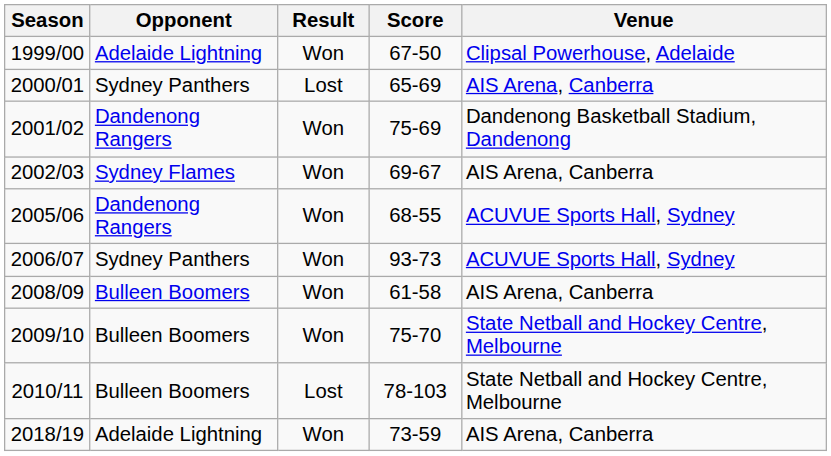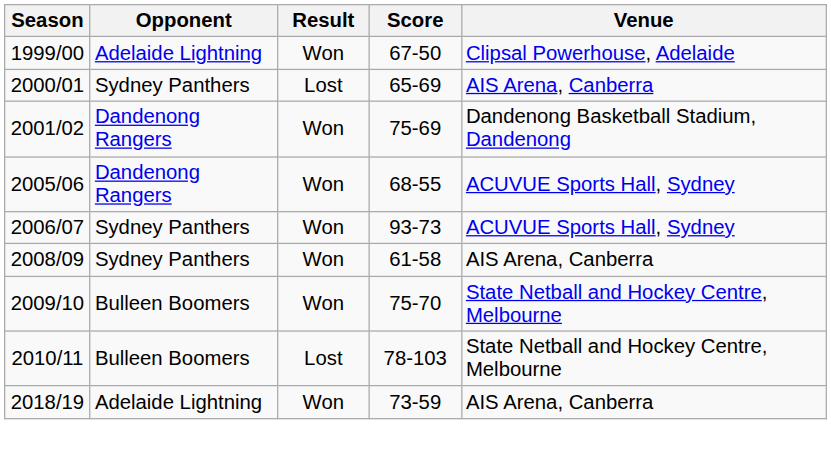- row: (47, 172)
(172, 291) Bulleen Boomers -> (172, 259) Sydney Panthers
